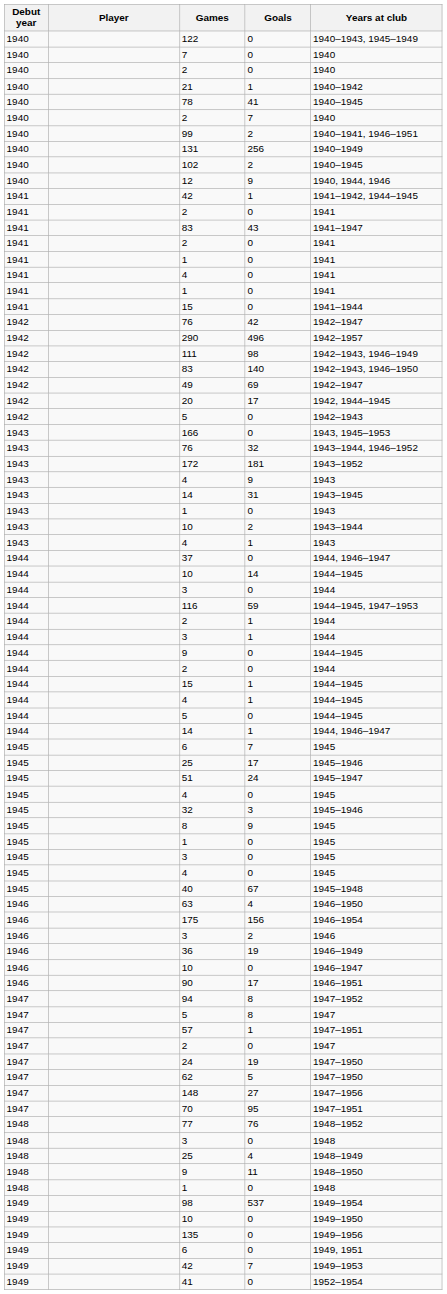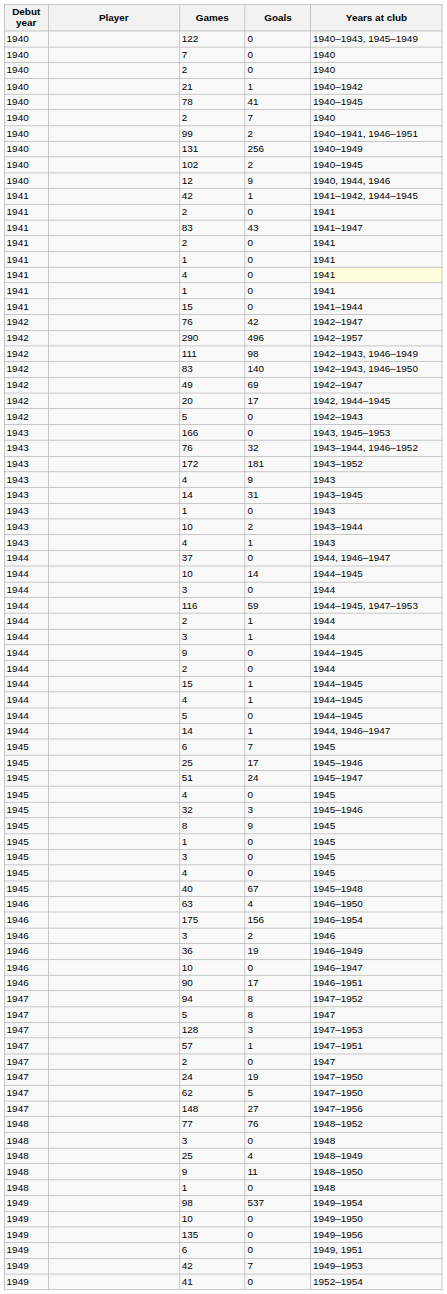(324, 275) no background -> (324, 275) lightyellow background
+ row: (18, 1030)
- row: (18, 1109)
